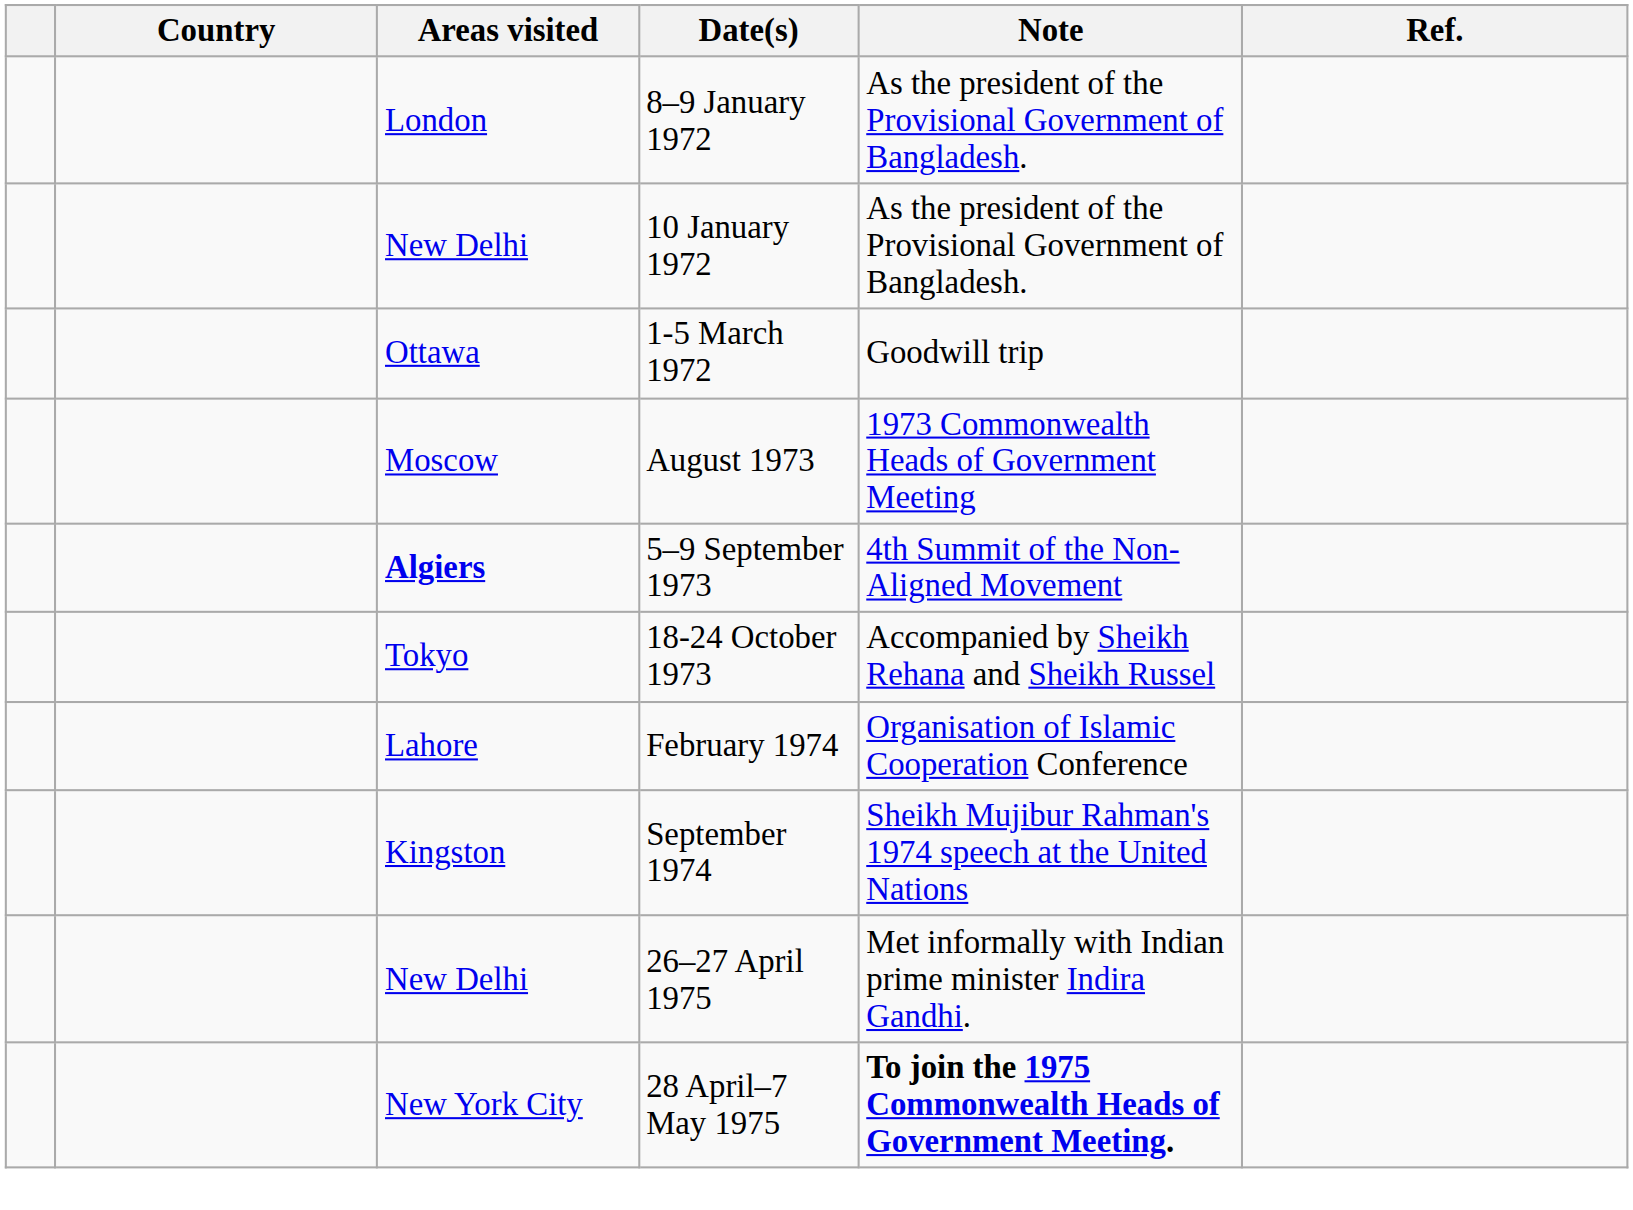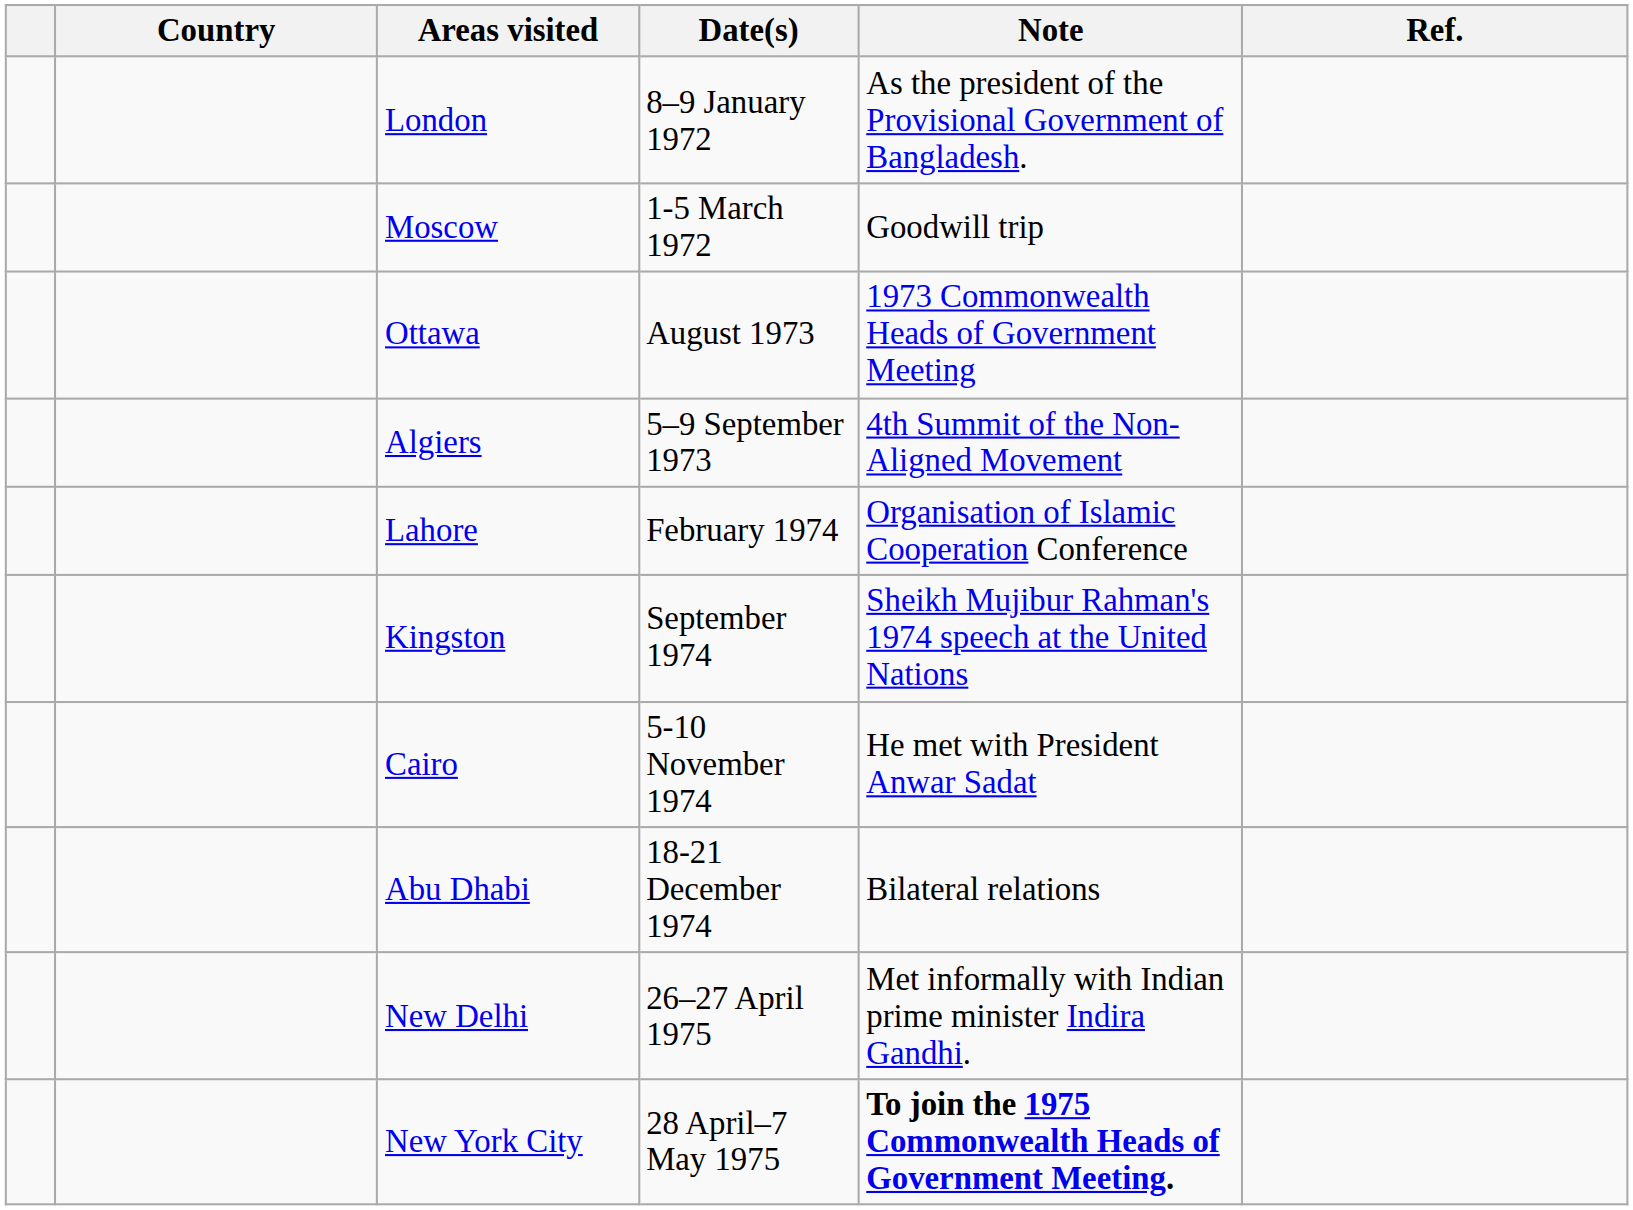- row: (718, 245)
(432, 352) Ottawa -> (441, 226) Moscow
(441, 459) Moscow -> (432, 334) Ottawa
(435, 567) bold -> (433, 441) normal
- row: (741, 656)
+ row: (715, 763)
+ row: (714, 889)
